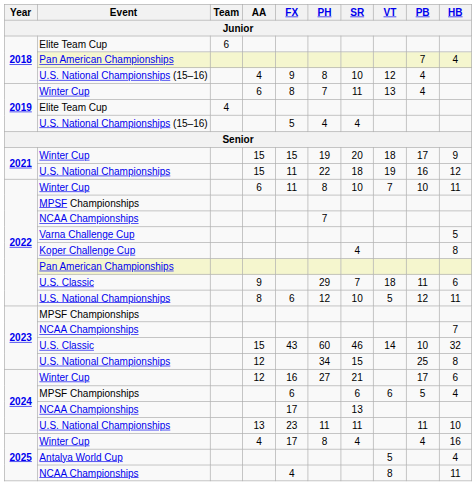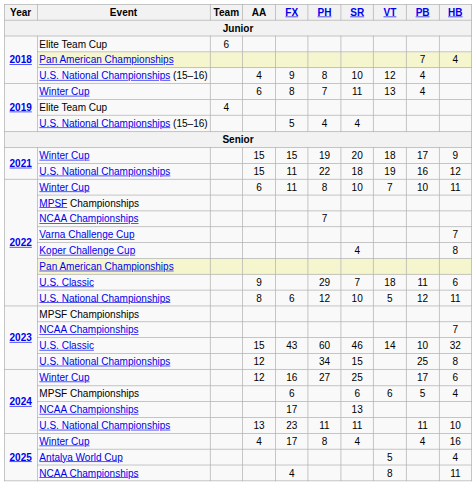(455, 235) 5 -> (455, 235) 7
(357, 378) 21 -> (357, 378) 25
